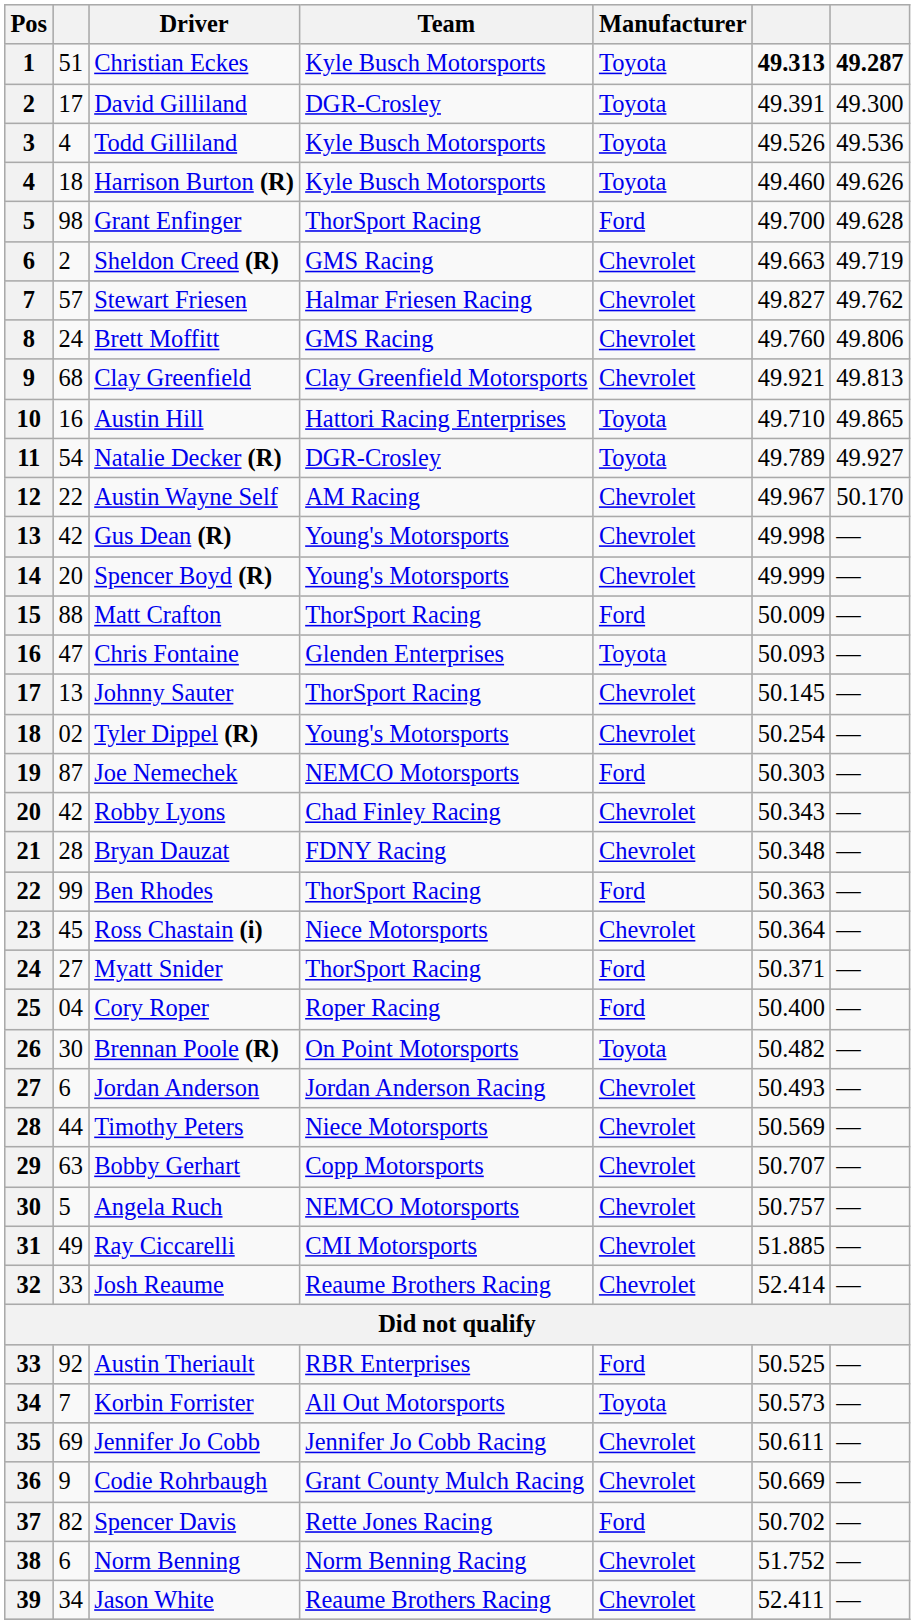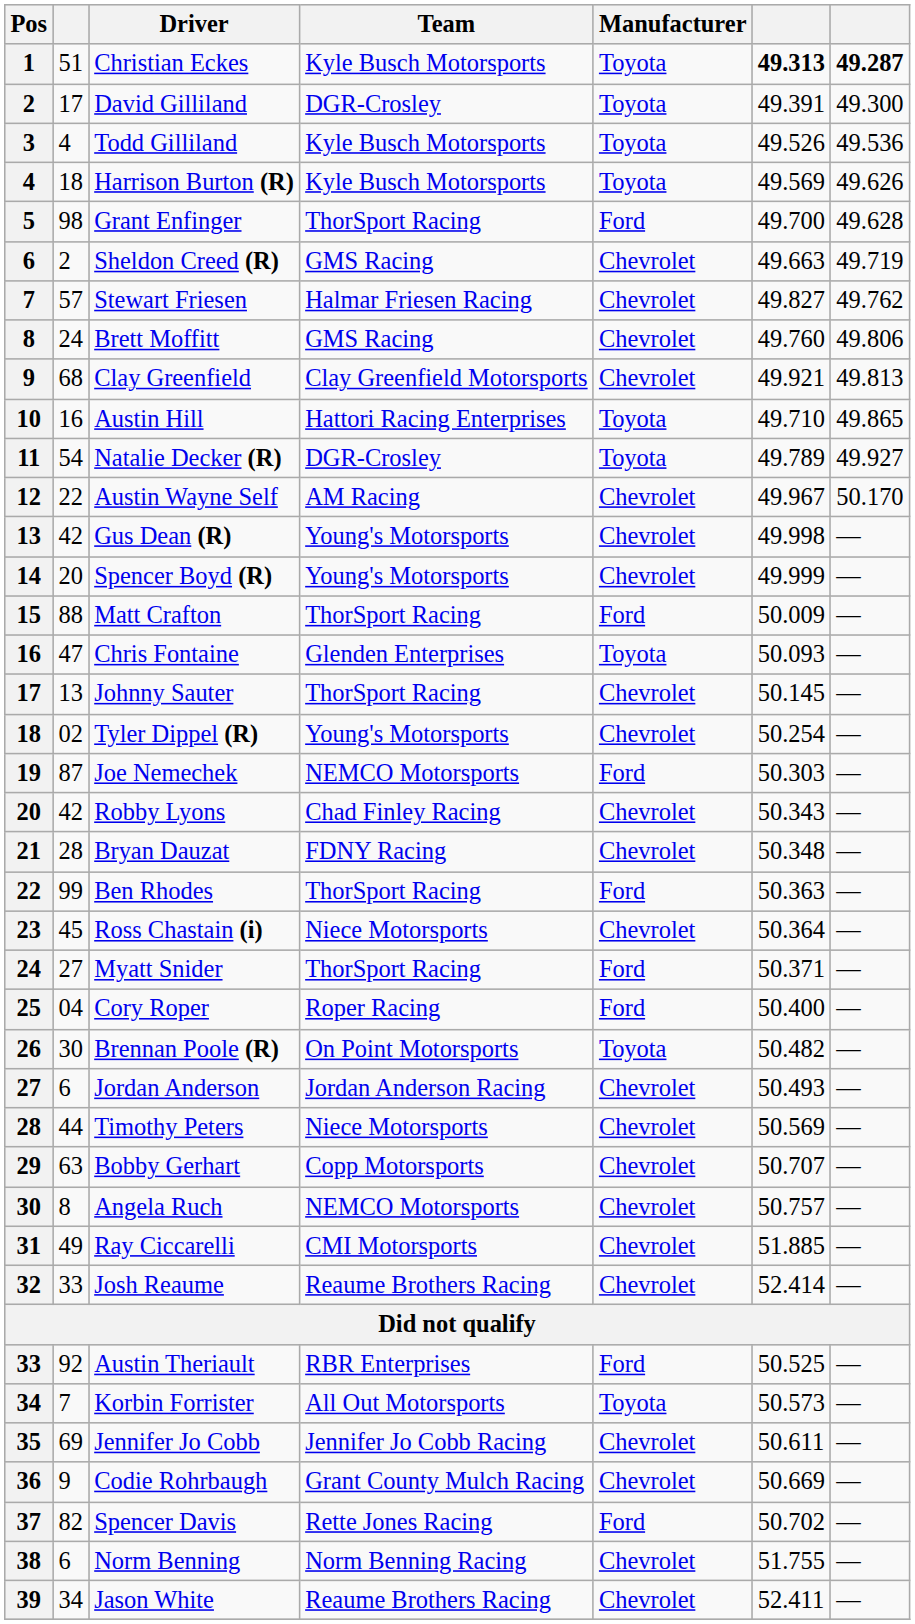(791, 181) 49.460 -> (791, 181) 49.569
(65, 1205) 5 -> (65, 1205) 8
(791, 1560) 51.752 -> (791, 1560) 51.755
